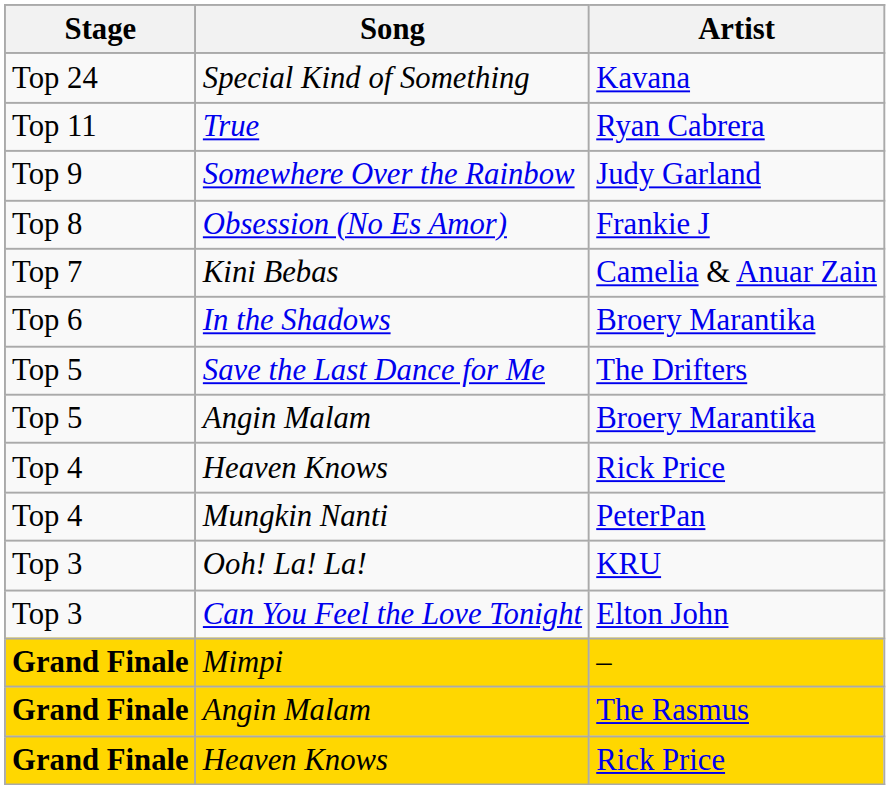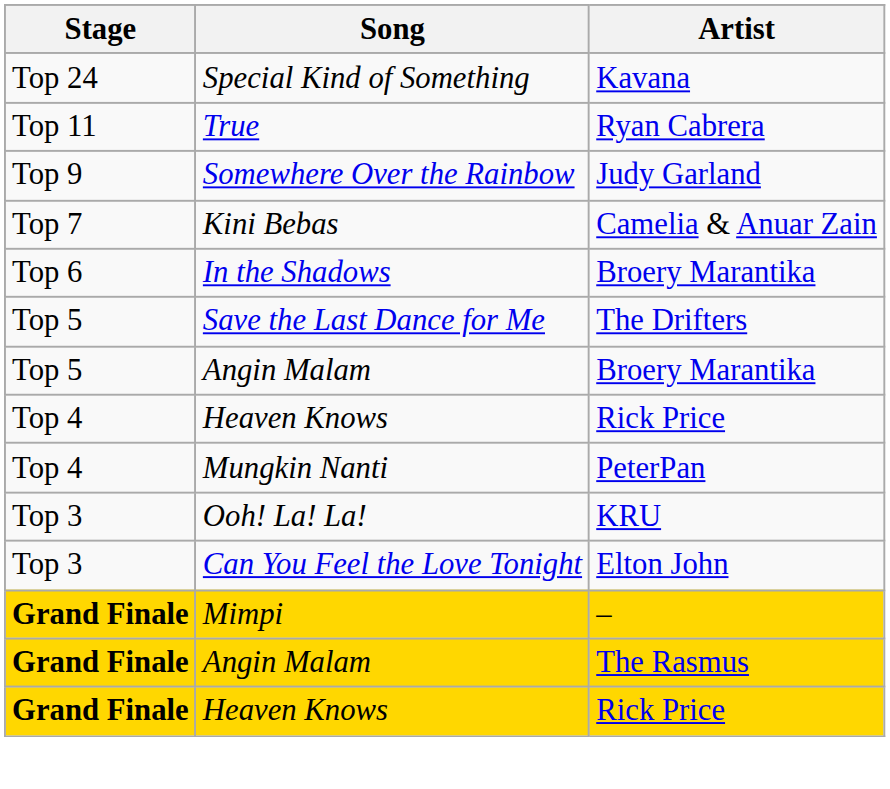- row: (47, 223)
